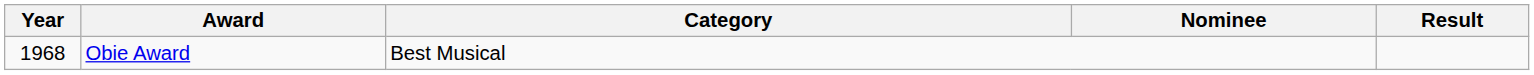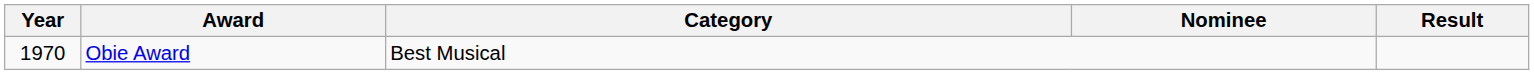(43, 52) 1968 -> (43, 52) 1970
